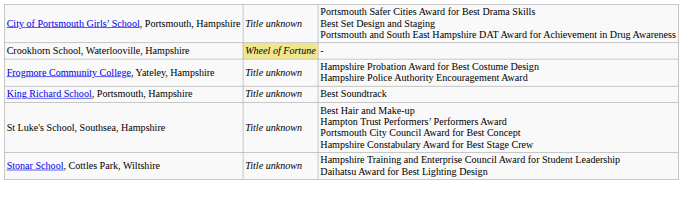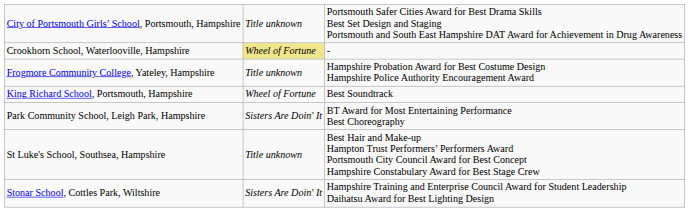(274, 94) Title unknown -> (280, 94) Wheel of Fortune
+ row: (106, 116)
(274, 166) Title unknown -> (284, 193) Sisters Are Doin' It
